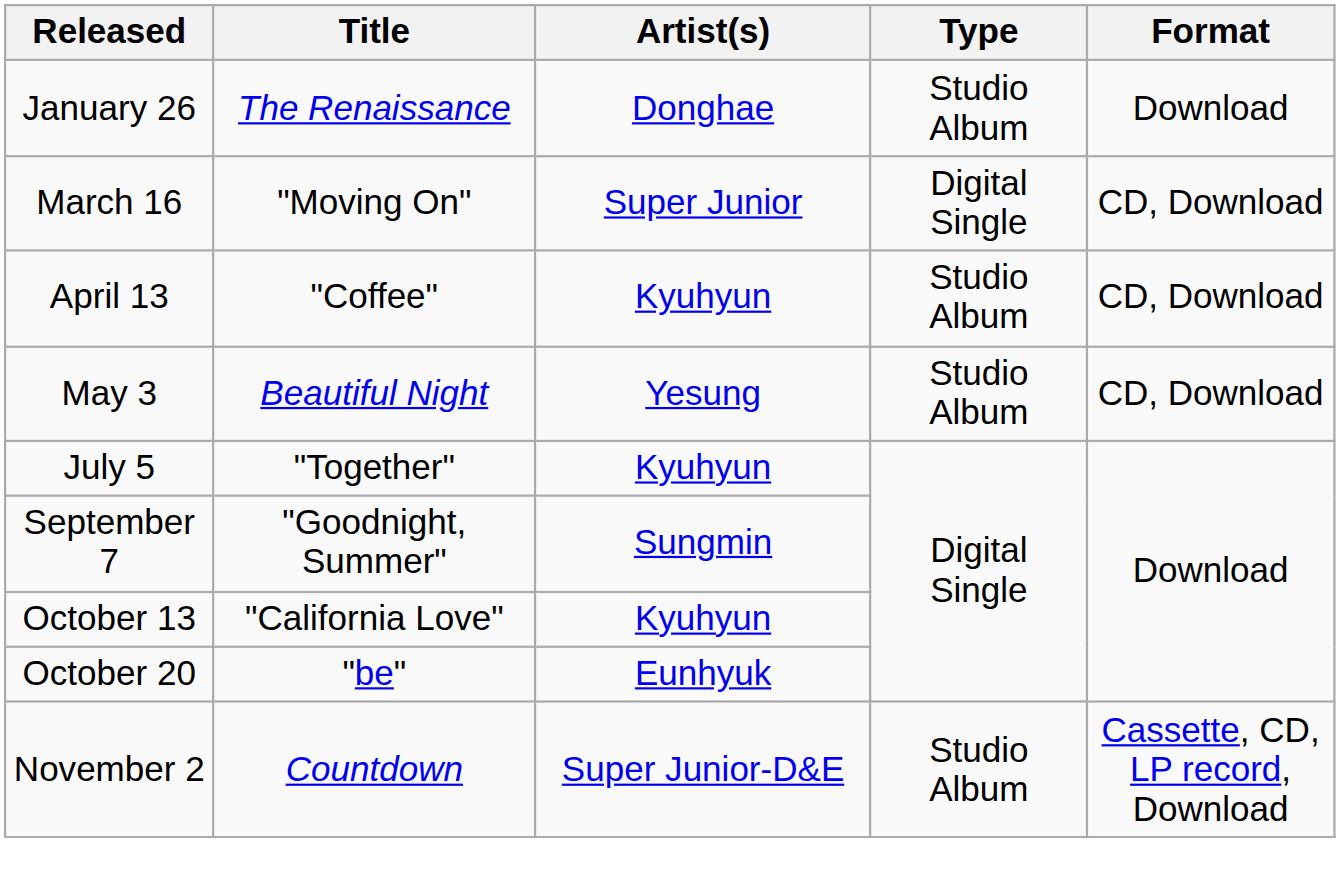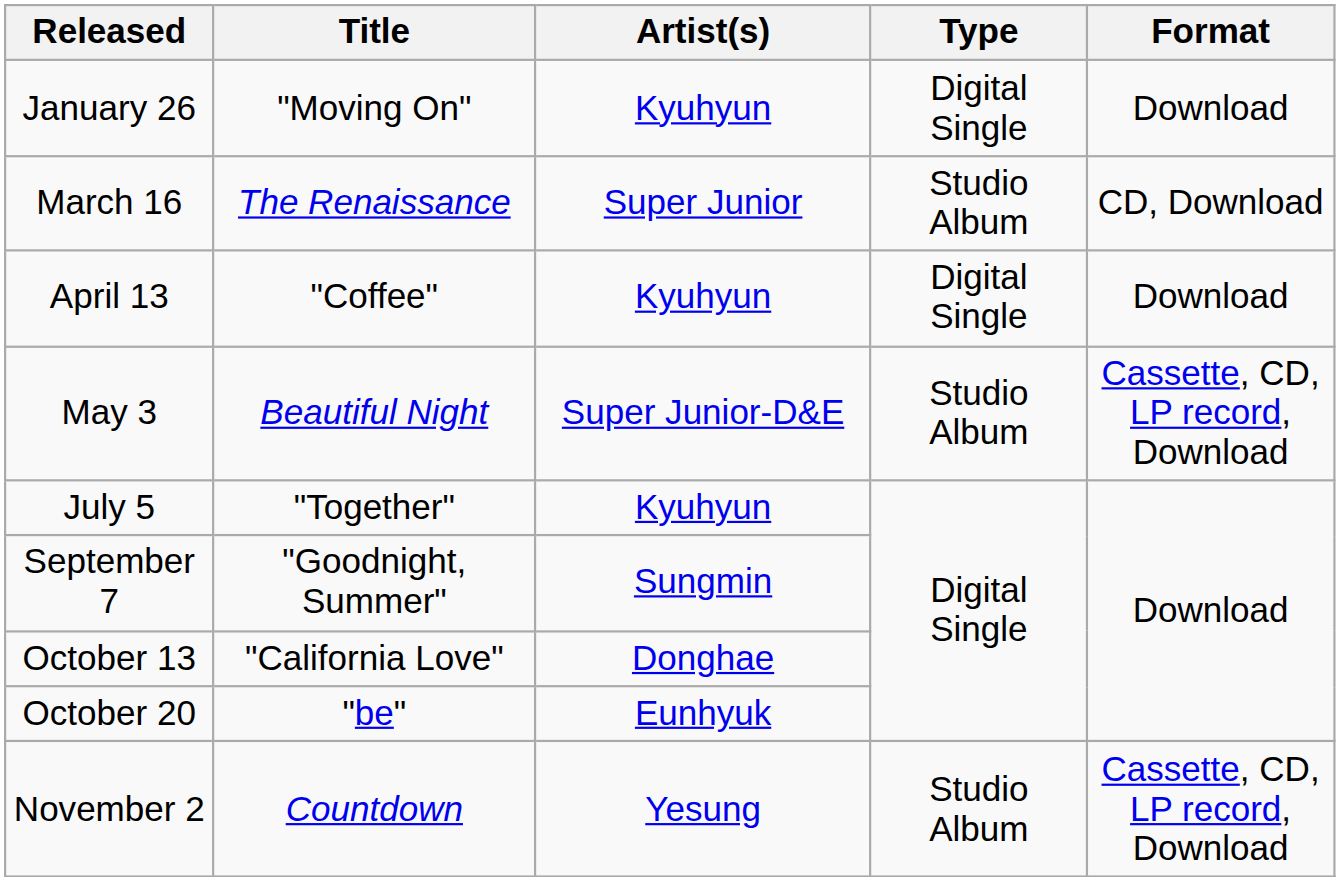(374, 107) The Renaissance -> (374, 107) "Moving On"
(703, 107) Donghae -> (703, 107) Kyuhyun
(979, 107) Studio Album -> (979, 107) Digital Single
(374, 202) "Moving On" -> (374, 202) The Renaissance
(979, 202) Digital Single -> (979, 202) Studio Album
(979, 297) Studio Album -> (979, 297) Digital Single
(1211, 297) CD, Download -> (1211, 297) Download
(703, 392) Yesung -> (703, 412) Super Junior-D&E
(1211, 392) CD, Download -> (1211, 412) Cassette, CD, LP record, Download
(703, 618) Kyuhyun -> (703, 657) Donghae
(703, 768) Super Junior-D&E -> (703, 808) Yesung
